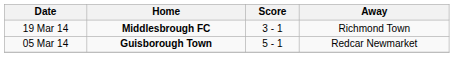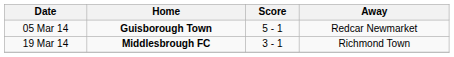rows swapped: (46, 44) <-> (46, 28)
